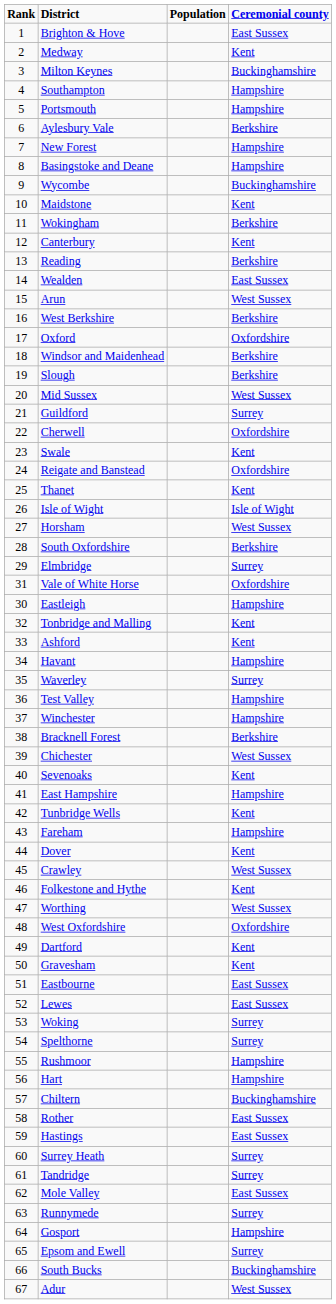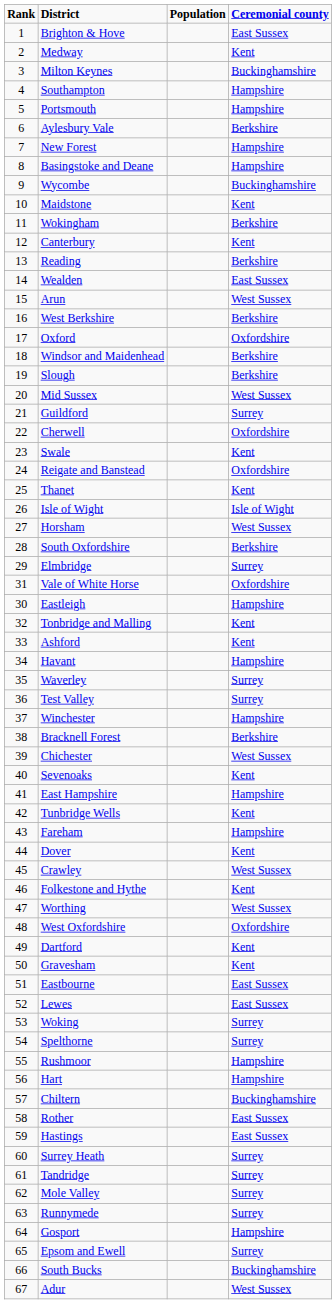(258, 699) Hampshire -> (247, 699) Surrey
(260, 1193) East Sussex -> (247, 1193) Surrey
